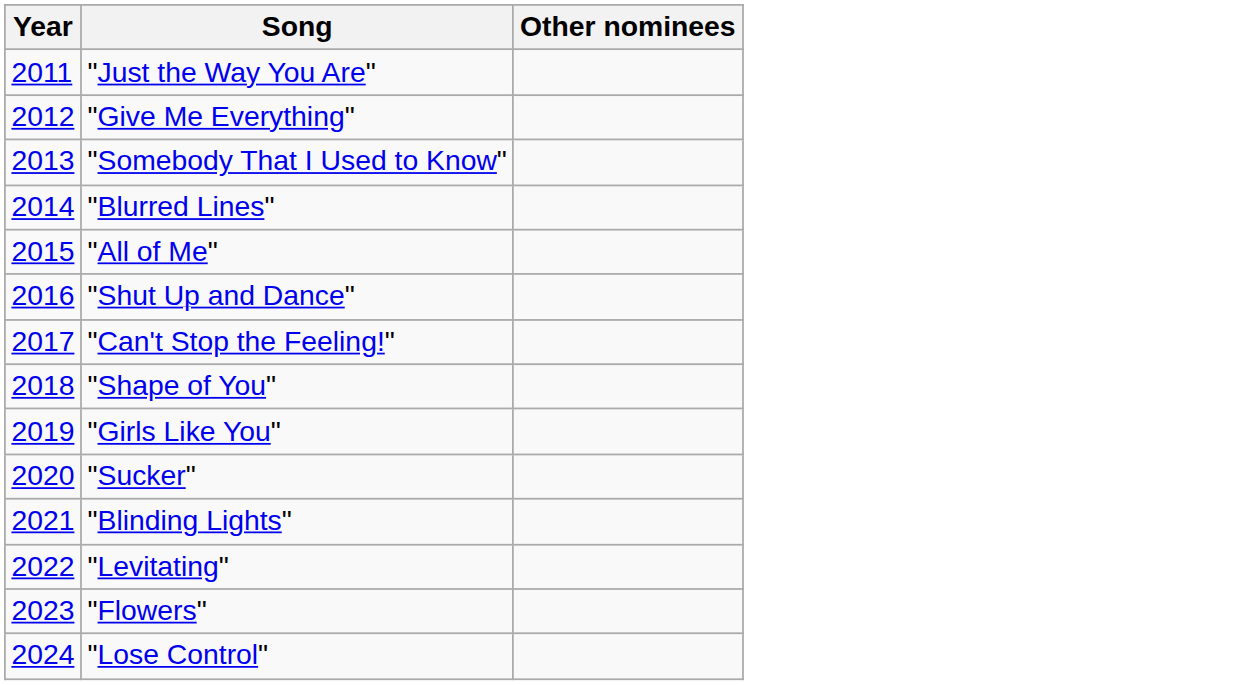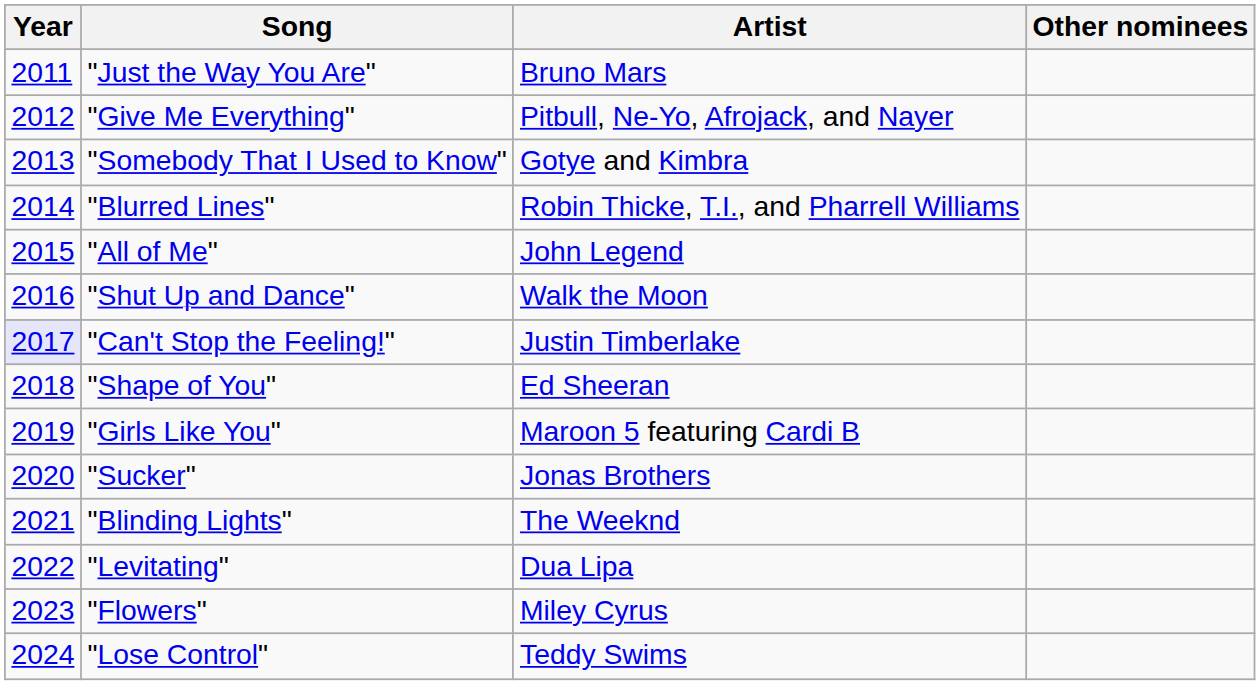+ column: (770, 26)
(43, 341) no background -> (43, 341) lavender background
